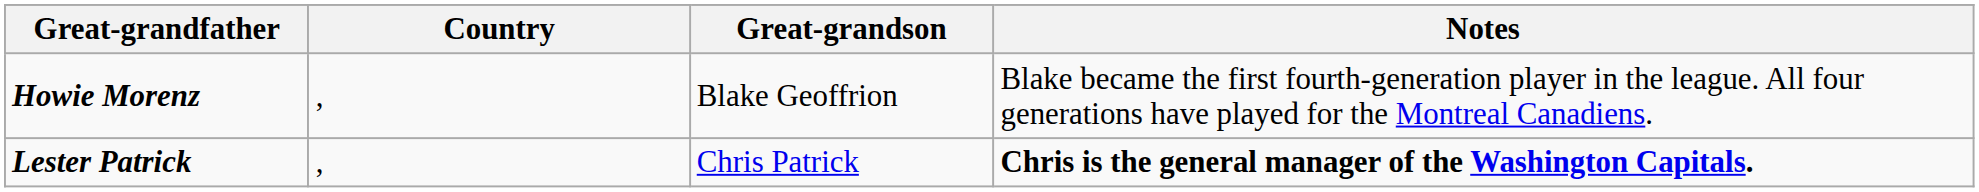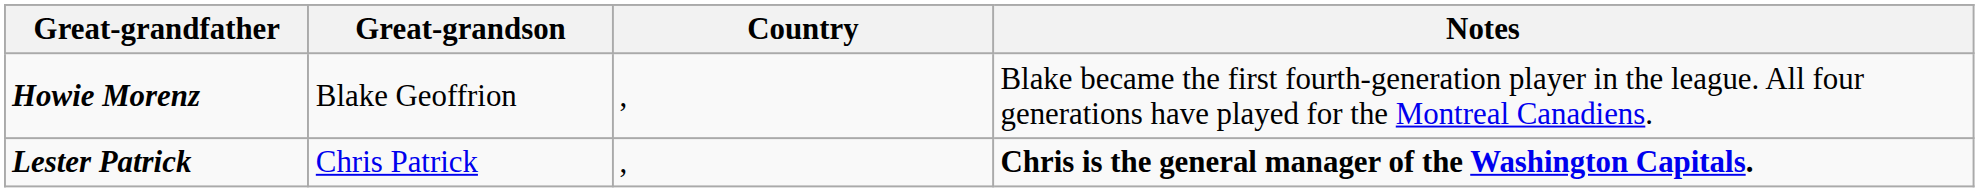columns swapped: (841, 28) <-> (499, 28)
